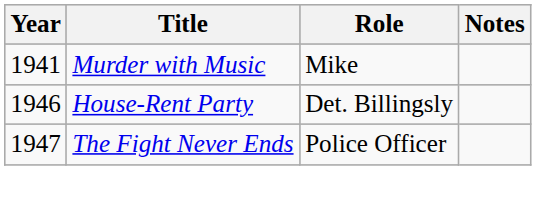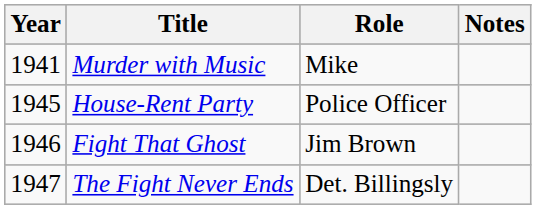(36, 104) 1946 -> (36, 104) 1945
(379, 104) Det. Billingsly -> (376, 104) Police Officer
+ row: (159, 143)
(376, 143) Police Officer -> (379, 183) Det. Billingsly
